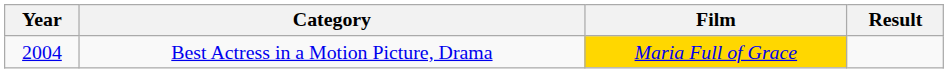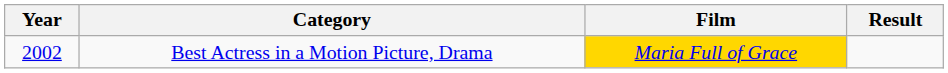(42, 51) 2004 -> (42, 51) 2002
